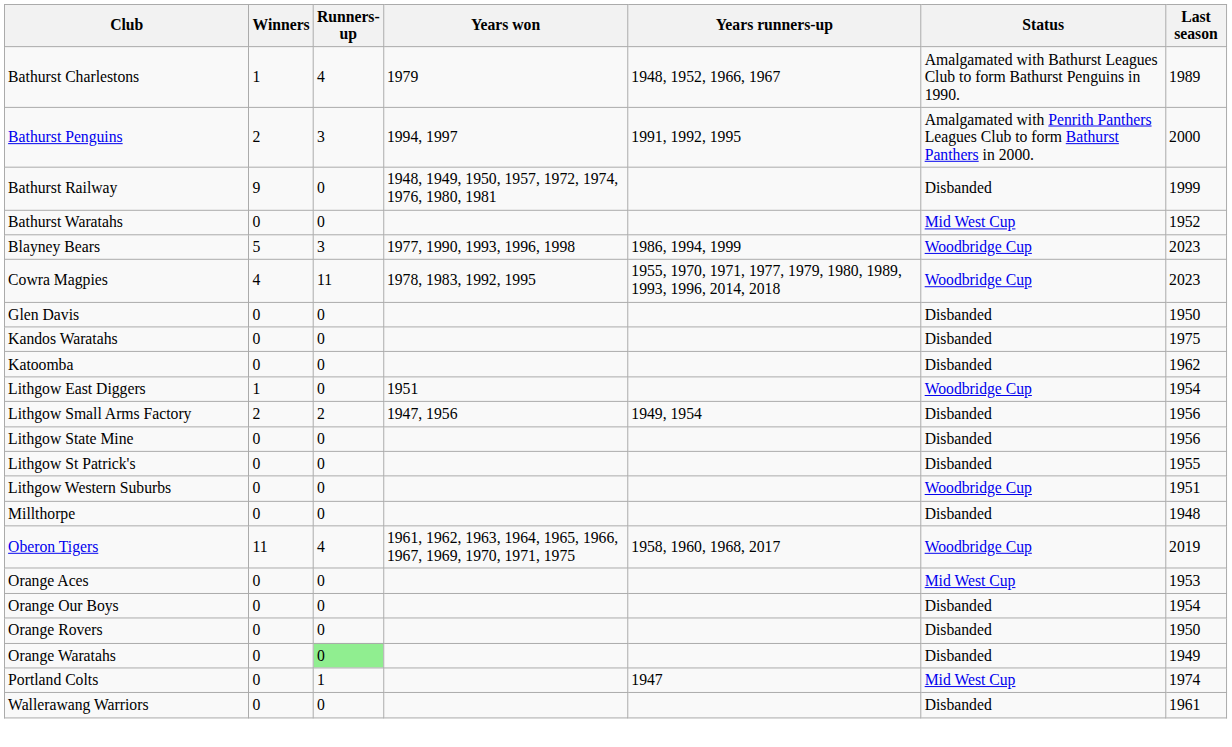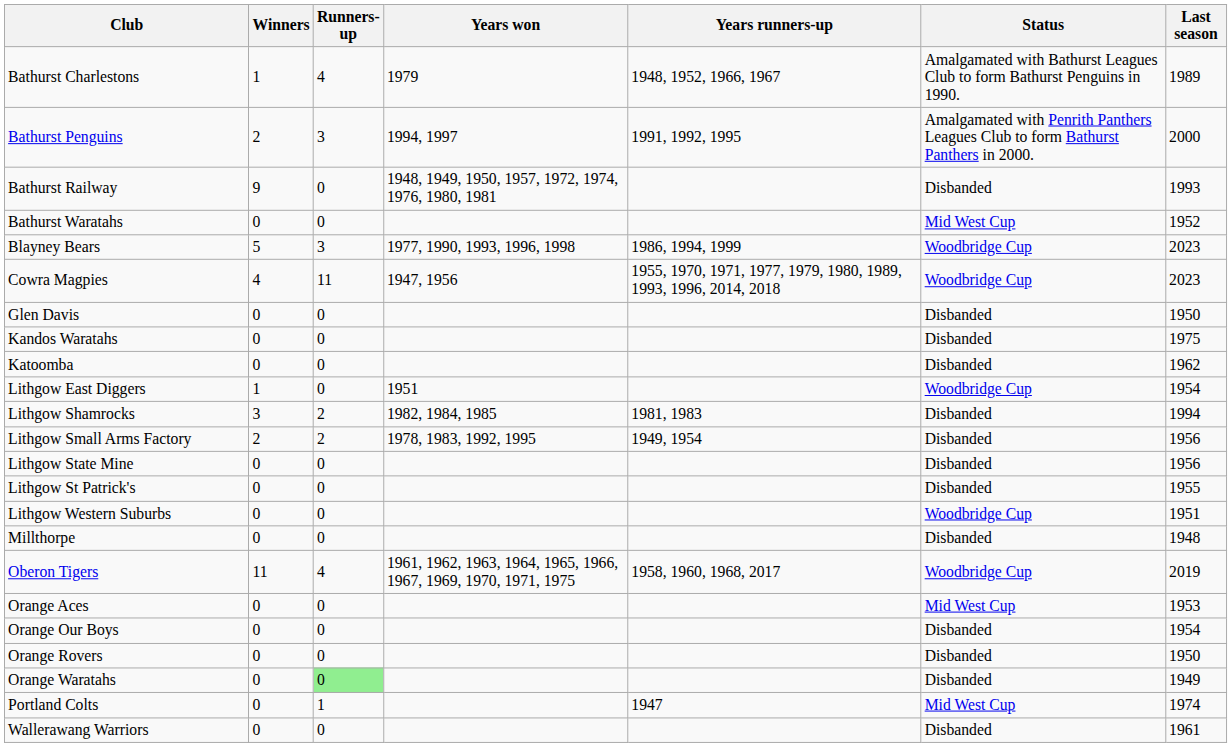(1185, 188) 1999 -> (1185, 188) 1993
(461, 280) 1978, 1983, 1992, 1995 -> (422, 280) 1947, 1956
+ row: (71, 413)
(422, 413) 1947, 1956 -> (461, 438) 1978, 1983, 1992, 1995
